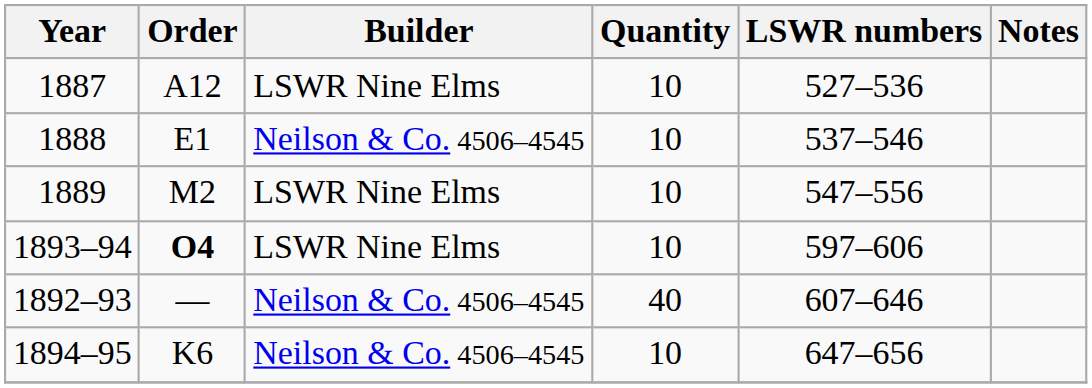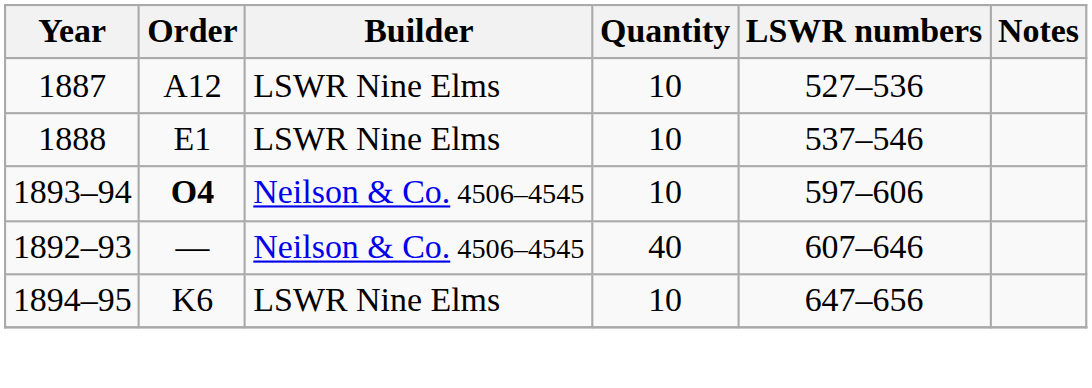(419, 138) Neilson & Co. 4506–4545 -> (377, 138) LSWR Nine Elms
- row: (72, 192)
(377, 246) LSWR Nine Elms -> (419, 192) Neilson & Co. 4506–4545
(419, 354) Neilson & Co. 4506–4545 -> (377, 300) LSWR Nine Elms
